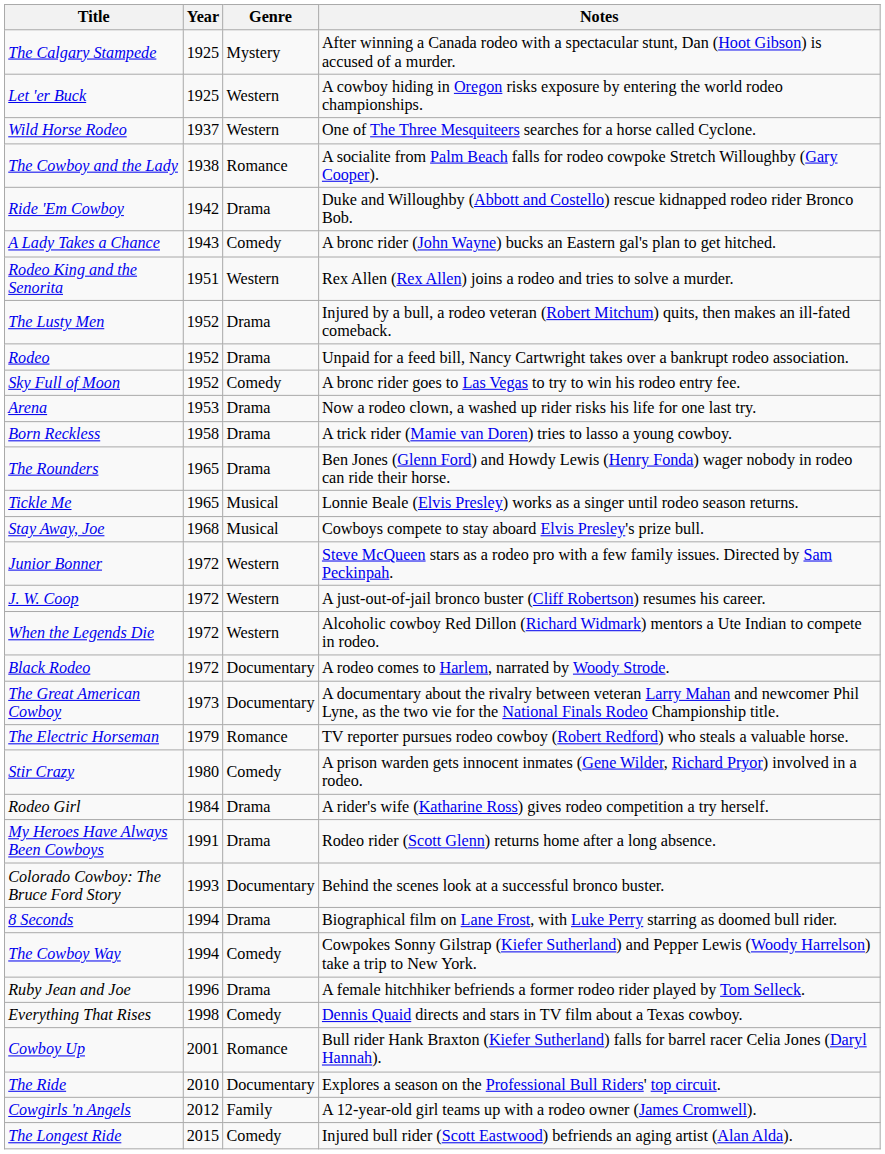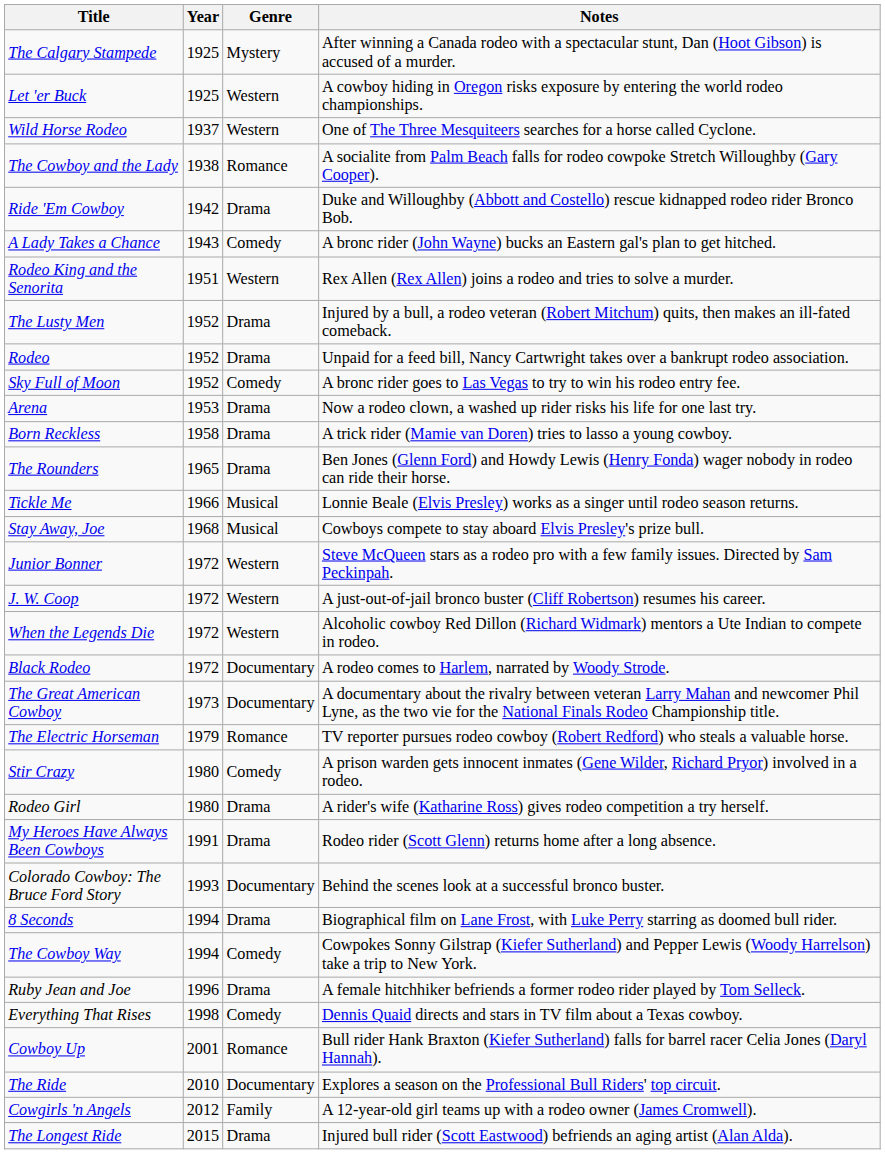(203, 503) 1965 -> (203, 503) 1966
(203, 806) 1984 -> (203, 806) 1980
(254, 1135) Comedy -> (249, 1135) Drama
